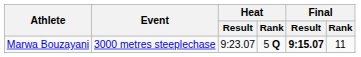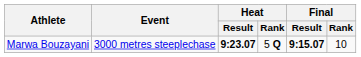(238, 45) normal -> (238, 45) bold
(340, 45) 11 -> (341, 45) 10
